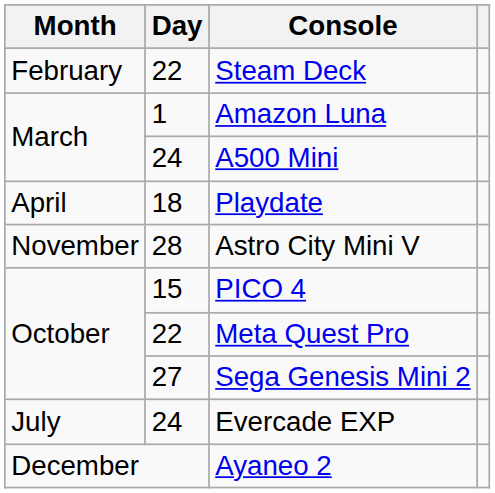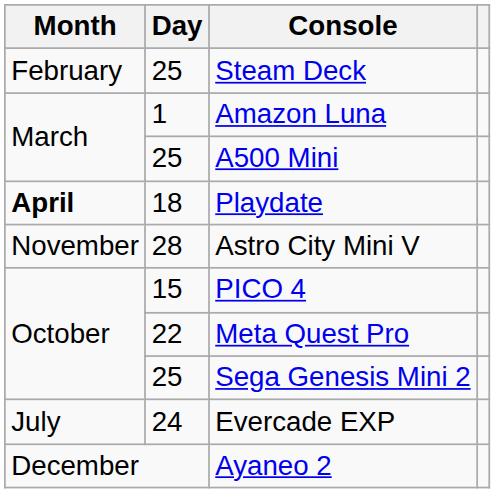(167, 70) 22 -> (167, 70) 25
(167, 158) 24 -> (167, 158) 25
(39, 202) normal -> (43, 202) bold
(167, 377) 27 -> (167, 377) 25
